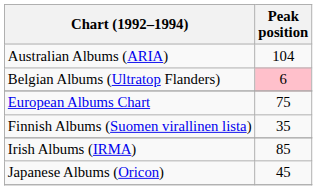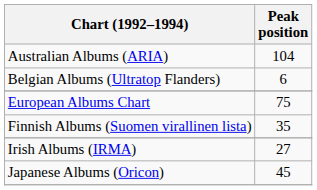(283, 79) pink background -> (283, 79) no background
(283, 149) 85 -> (283, 149) 27
